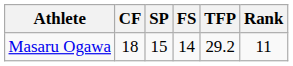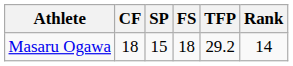(187, 46) 14 -> (187, 46) 18
(264, 46) 11 -> (264, 46) 14
